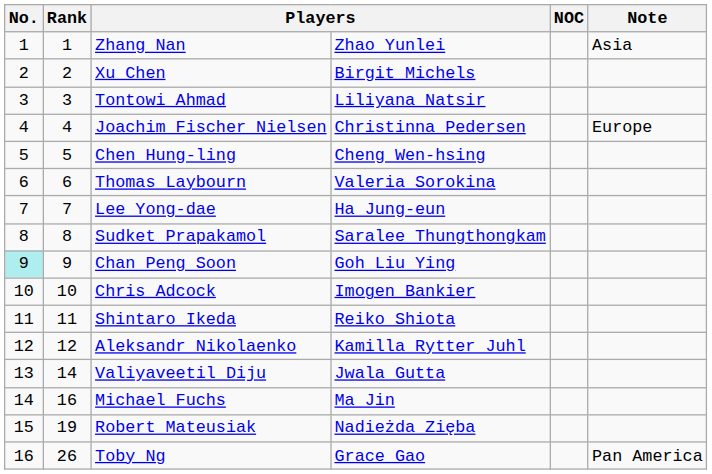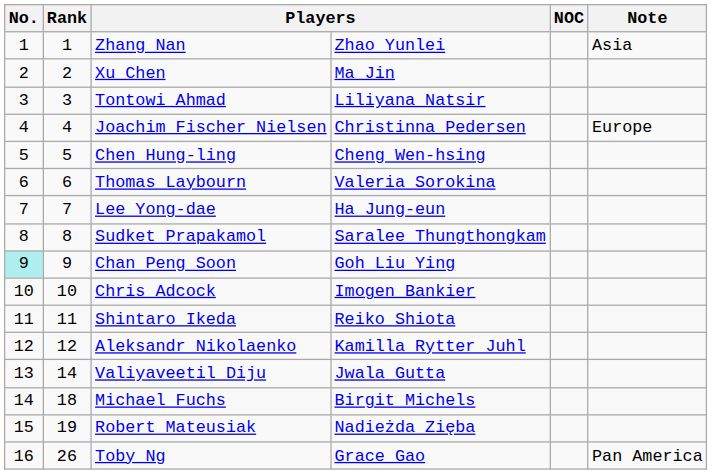(405, 73) Birgit Michels -> (365, 73) Ma Jin
(67, 401) 16 -> (67, 401) 18
(365, 401) Ma Jin -> (405, 401) Birgit Michels
